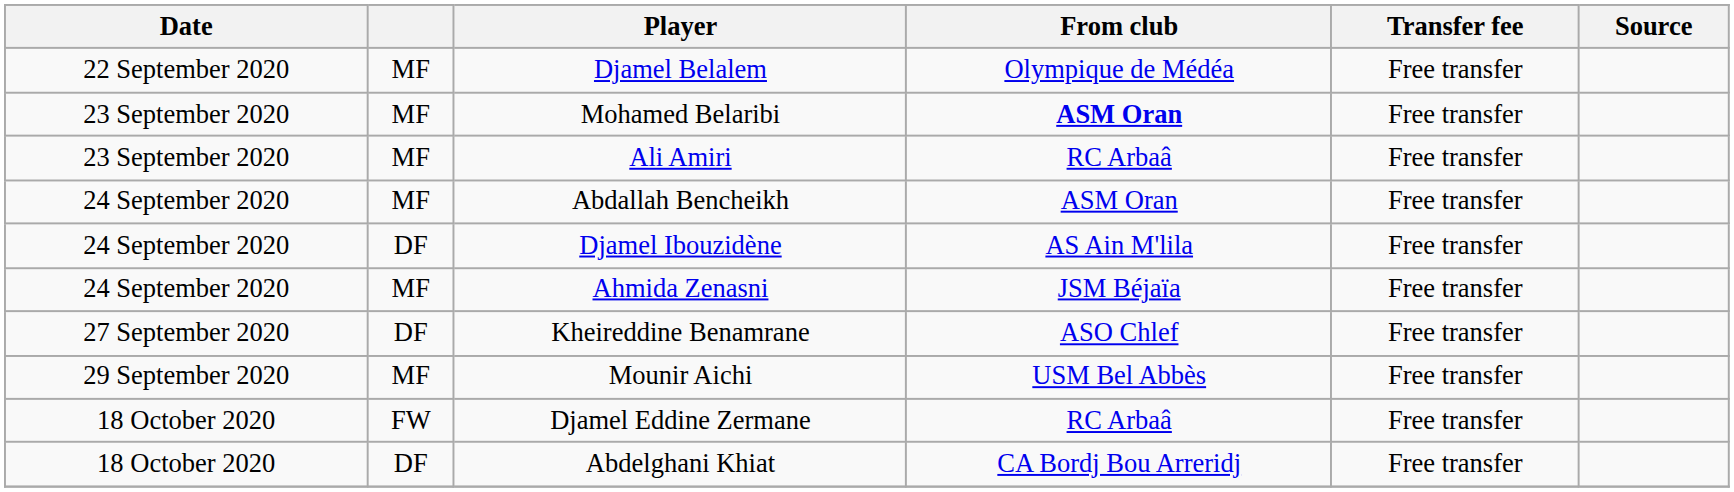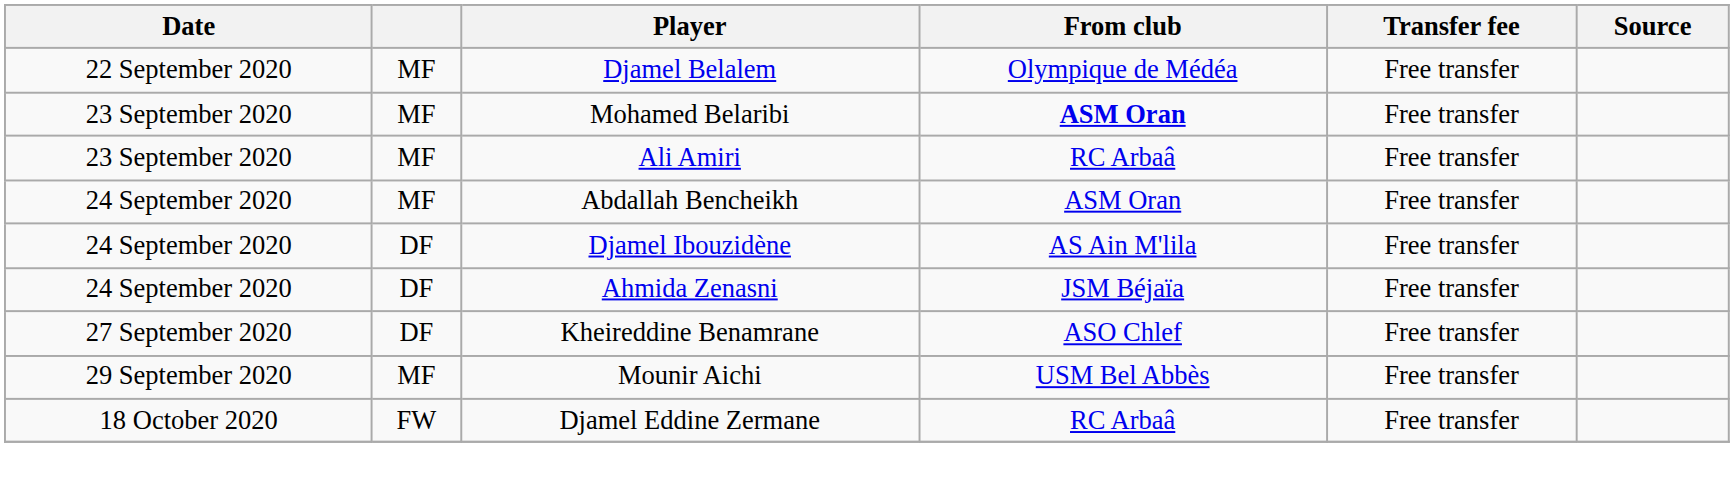(411, 288) MF -> (416, 288) DF
- row: (680, 463)
